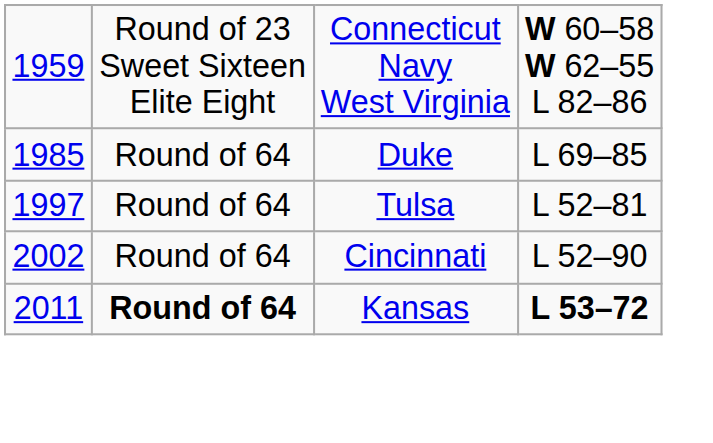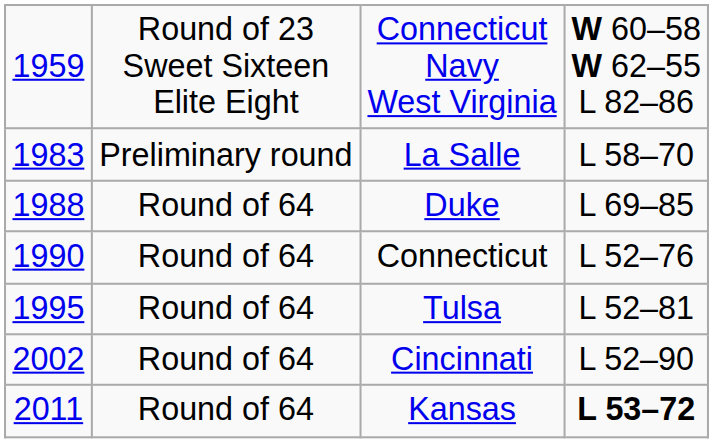+ row: (462, 154)
(48, 154) 1985 -> (48, 205) 1988
+ row: (462, 256)
(48, 205) 1997 -> (48, 307) 1995
(203, 307) bold -> (226, 410) normal
